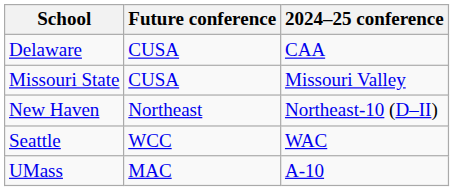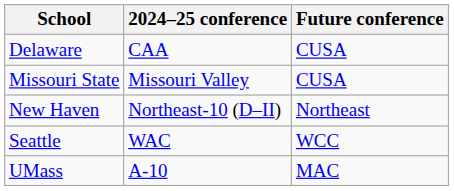columns swapped: (364, 19) <-> (202, 19)
